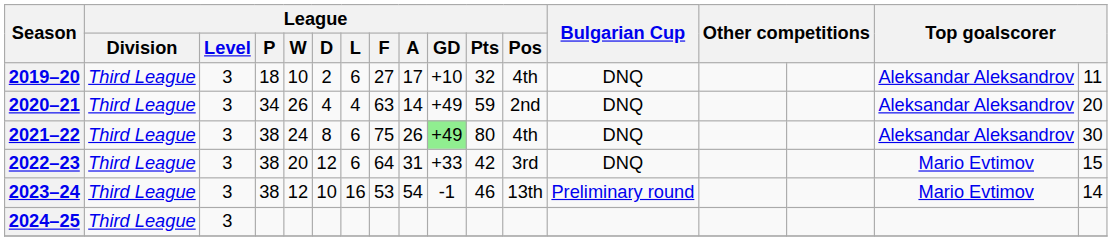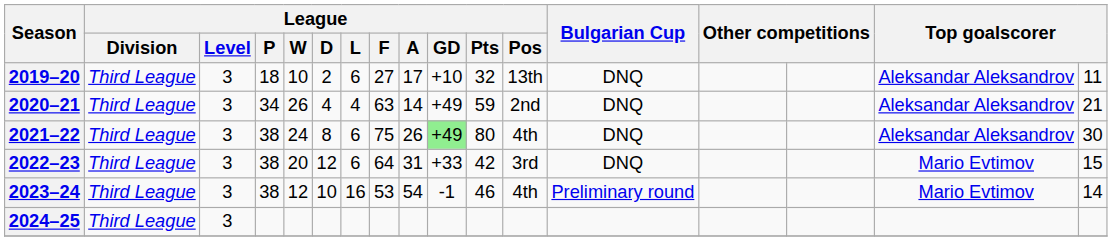(525, 76) 4th -> (525, 76) 13th
(1093, 105) 20 -> (1093, 105) 21
(525, 192) 13th -> (525, 192) 4th
